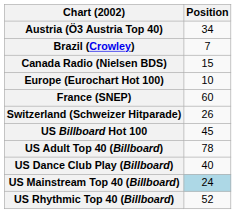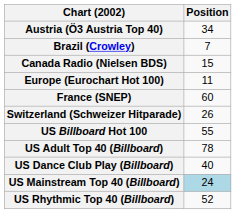(207, 81) 10 -> (207, 81) 11
(207, 132) 45 -> (207, 132) 55
